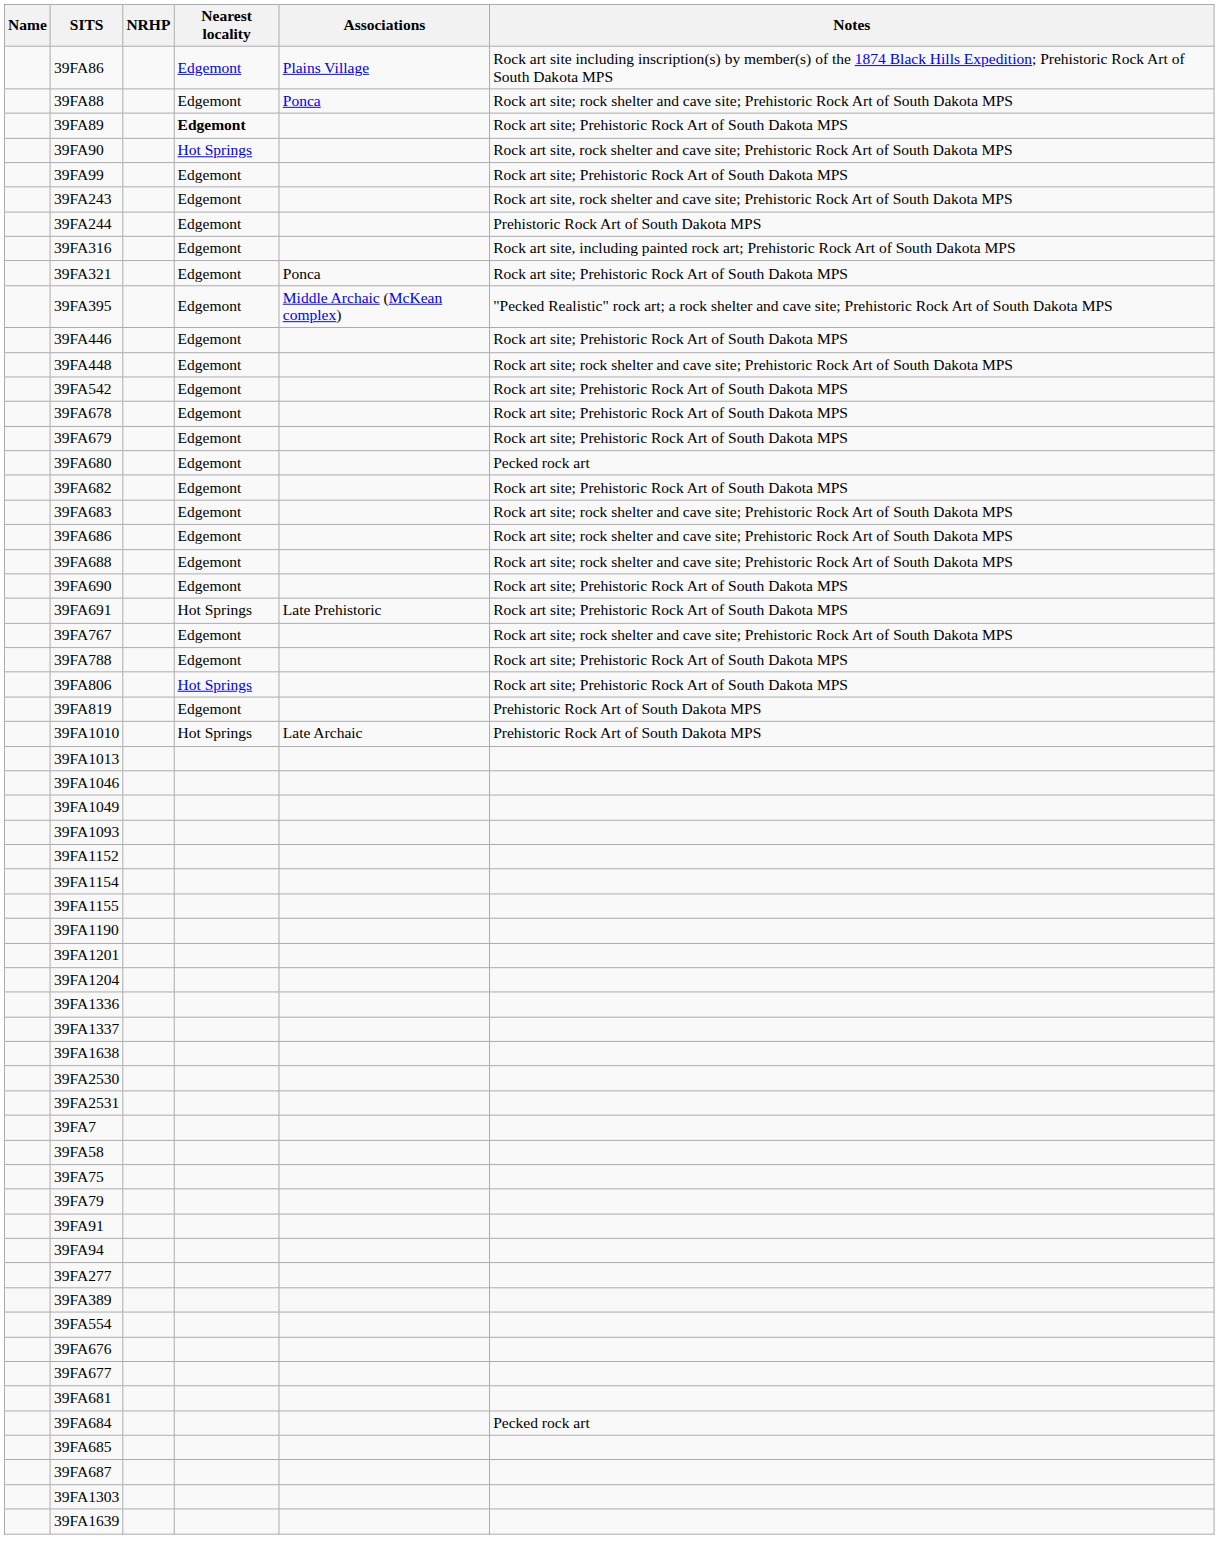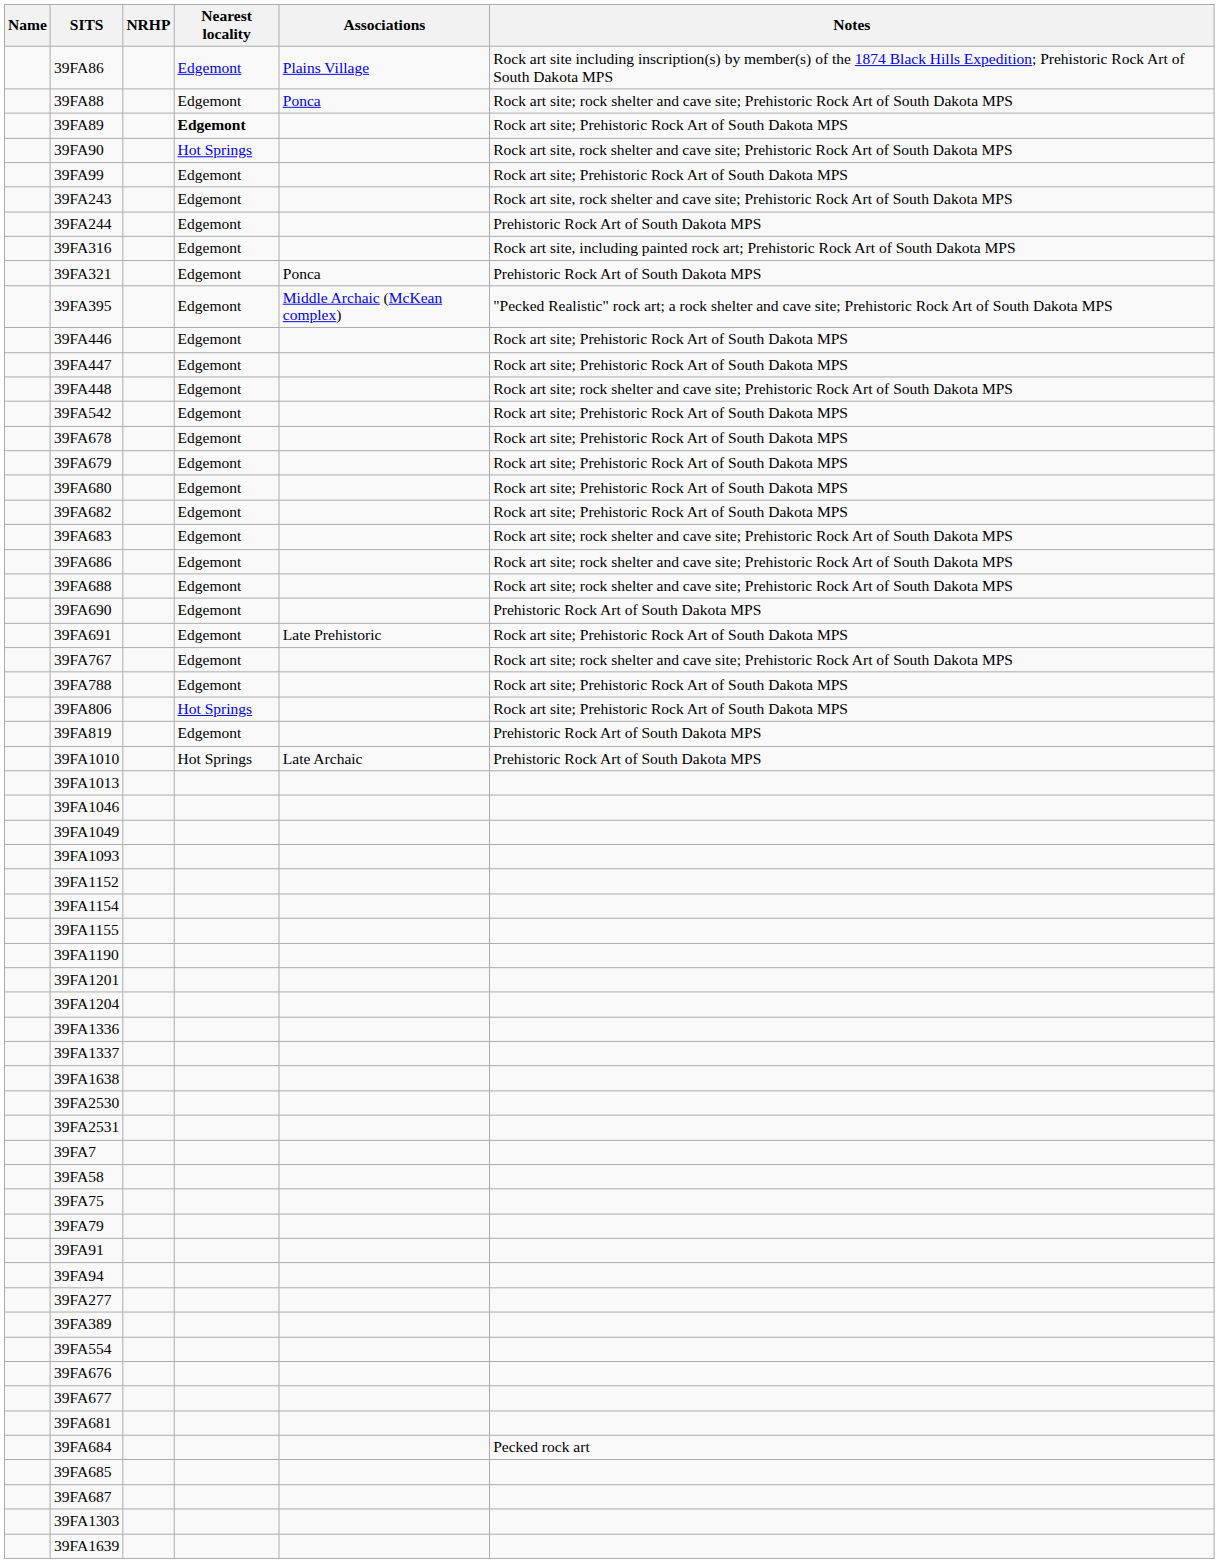(671, 273) Rock art site; Prehistoric Rock Art of South Dakota MPS -> (627, 273) Prehistoric Rock Art of South Dakota MPS
+ row: (83, 364)
(541, 463) Pecked rock art -> (671, 487) Rock art site; Prehistoric Rock Art of South Dakota MPS
(671, 586) Rock art site; Prehistoric Rock Art of South Dakota MPS -> (627, 610) Prehistoric Rock Art of South Dakota MPS
(215, 610) Hot Springs -> (209, 635) Edgemont
